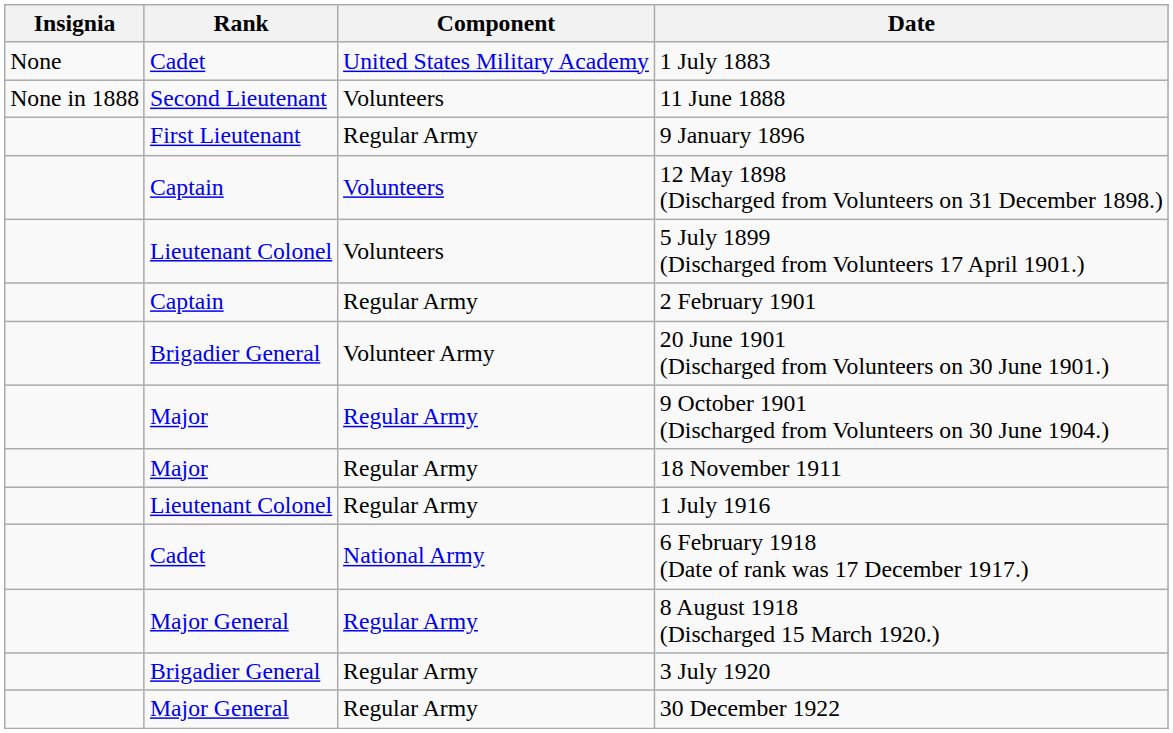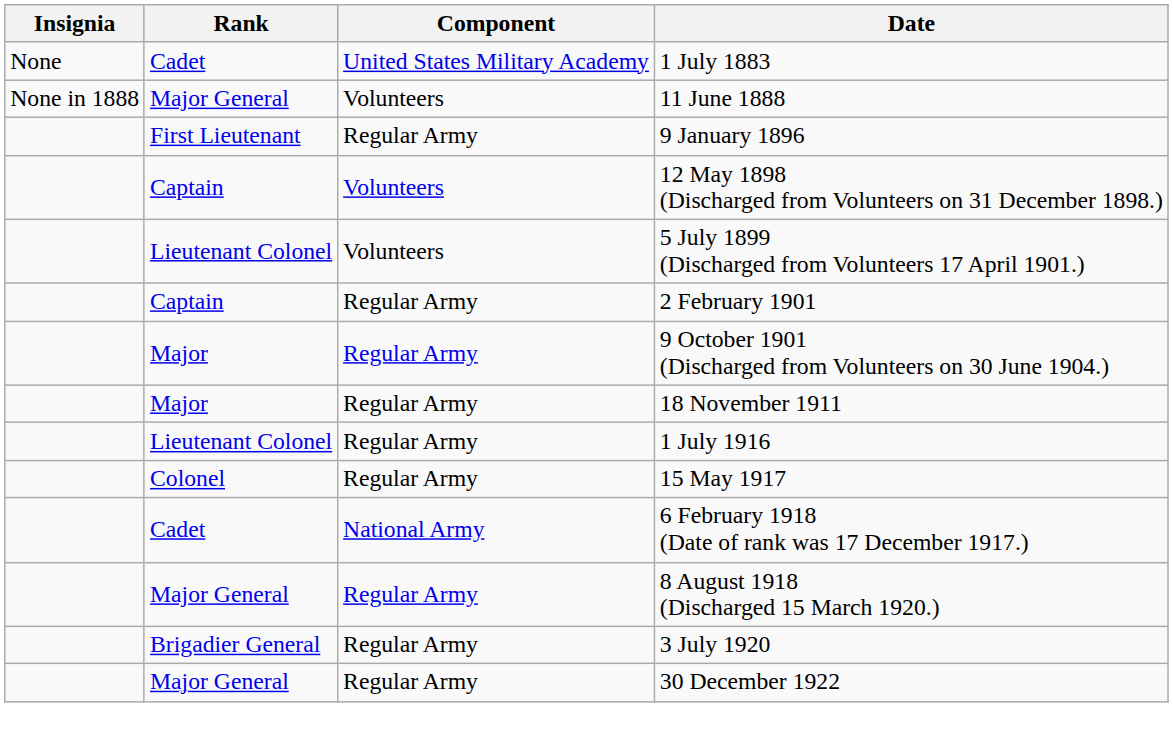(238, 98) Second Lieutenant -> (219, 98) Major General
- row: (884, 352)
+ row: (723, 478)
